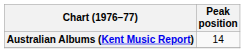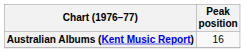(218, 39) 14 -> (218, 39) 16
